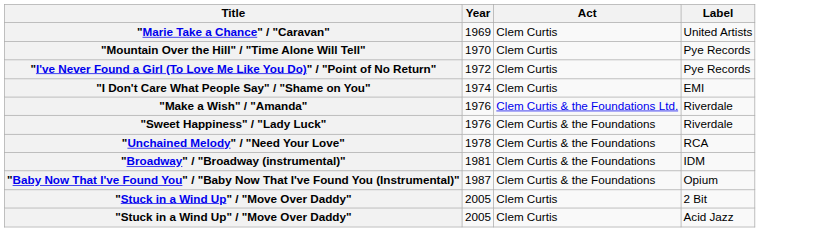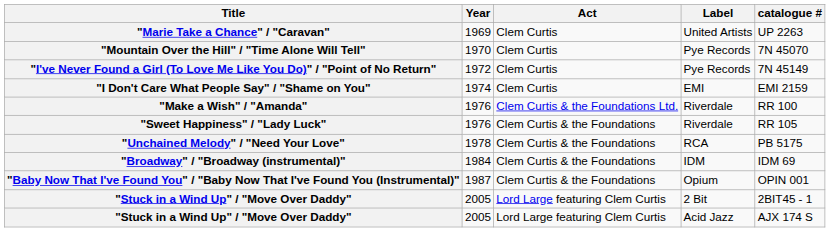+ column: (790, 13)
(478, 161) 1981 -> (478, 161) 1984
(527, 198) Clem Curtis -> (581, 198) Lord Large featuring Clem Curtis
(527, 217) Clem Curtis -> (581, 217) Lord Large featuring Clem Curtis
